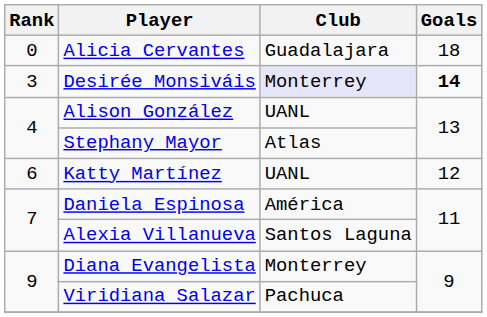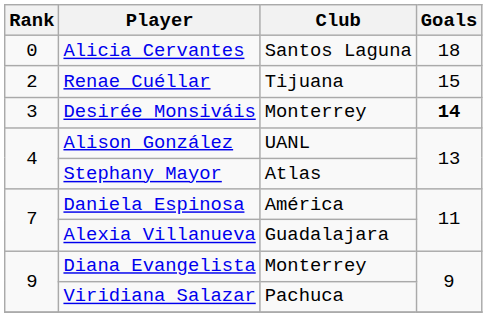(327, 51) Guadalajara -> (338, 51) Santos Laguna
+ row: (137, 82)
(316, 82) lavender background -> (316, 112) no background
- row: (143, 174)
(338, 235) Santos Laguna -> (327, 235) Guadalajara
